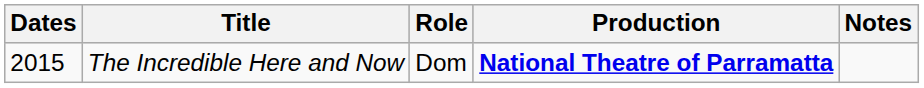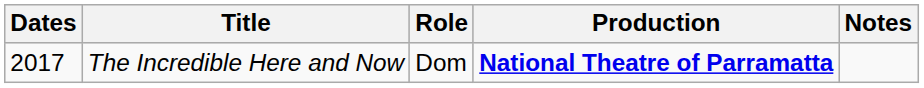(37, 62) 2015 -> (37, 62) 2017
